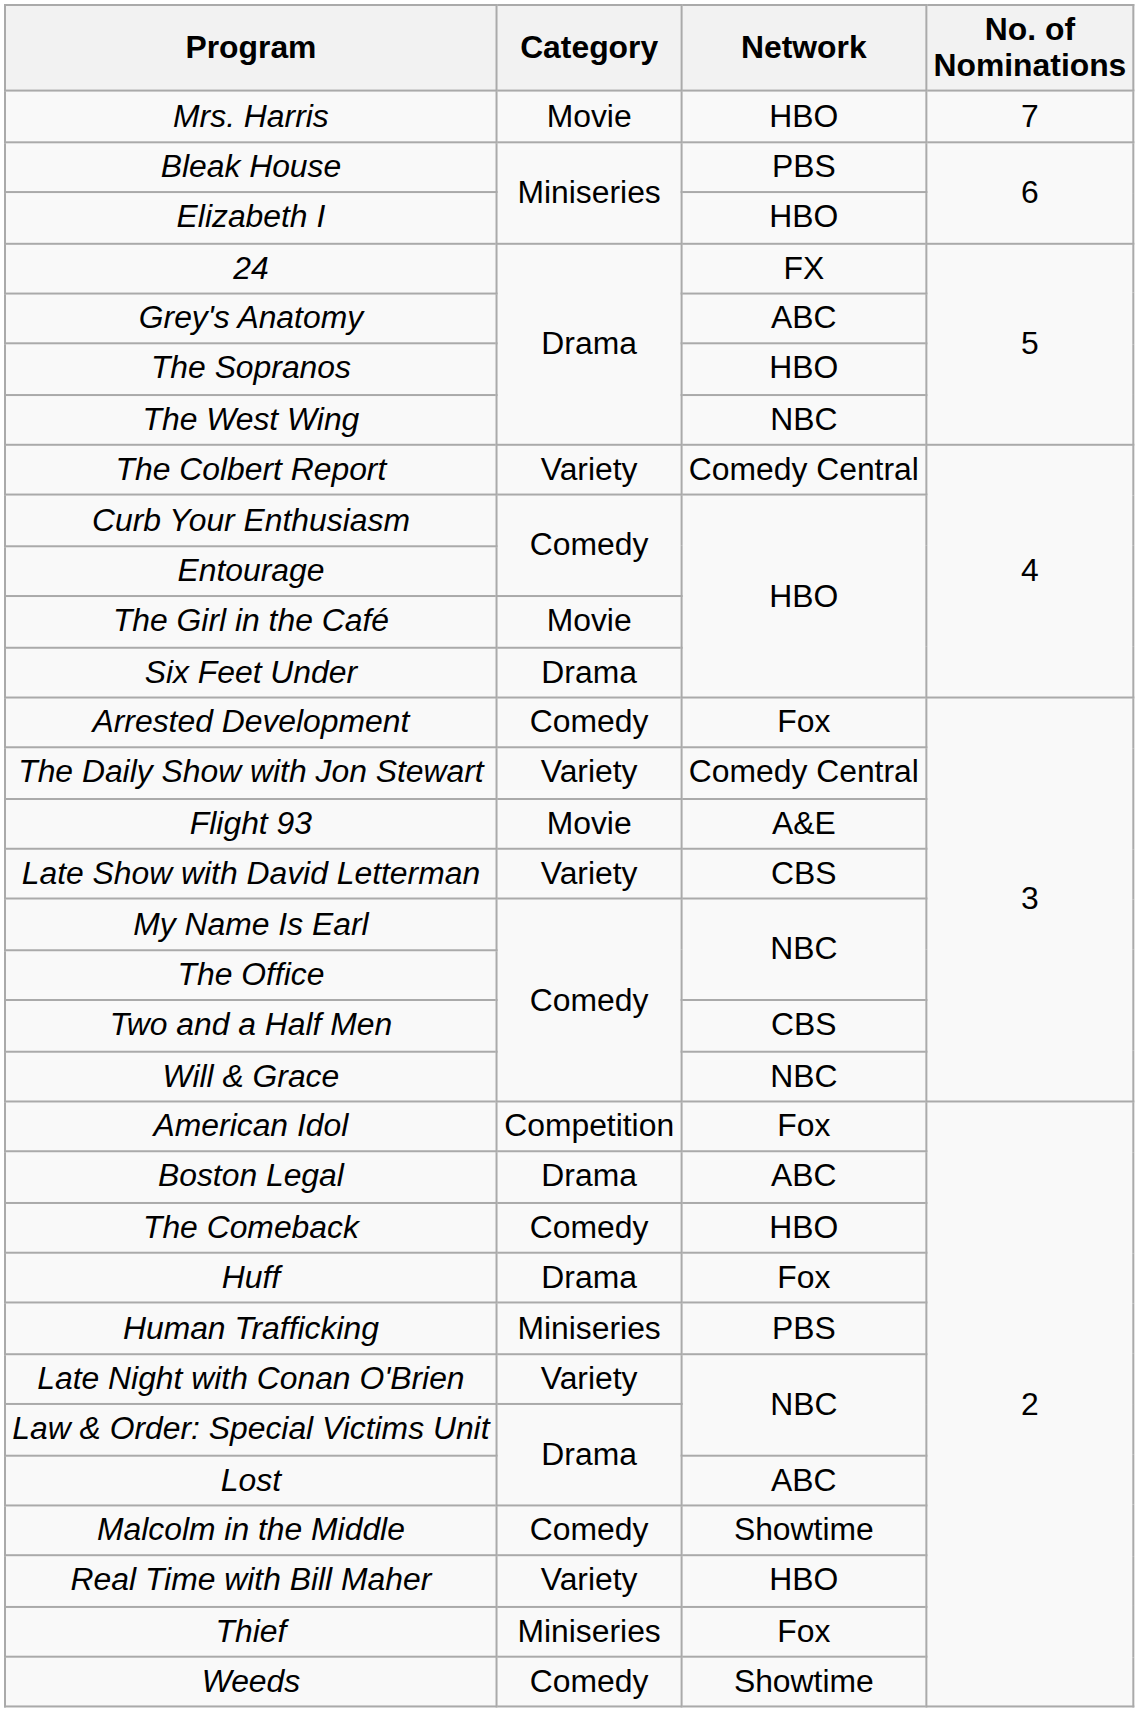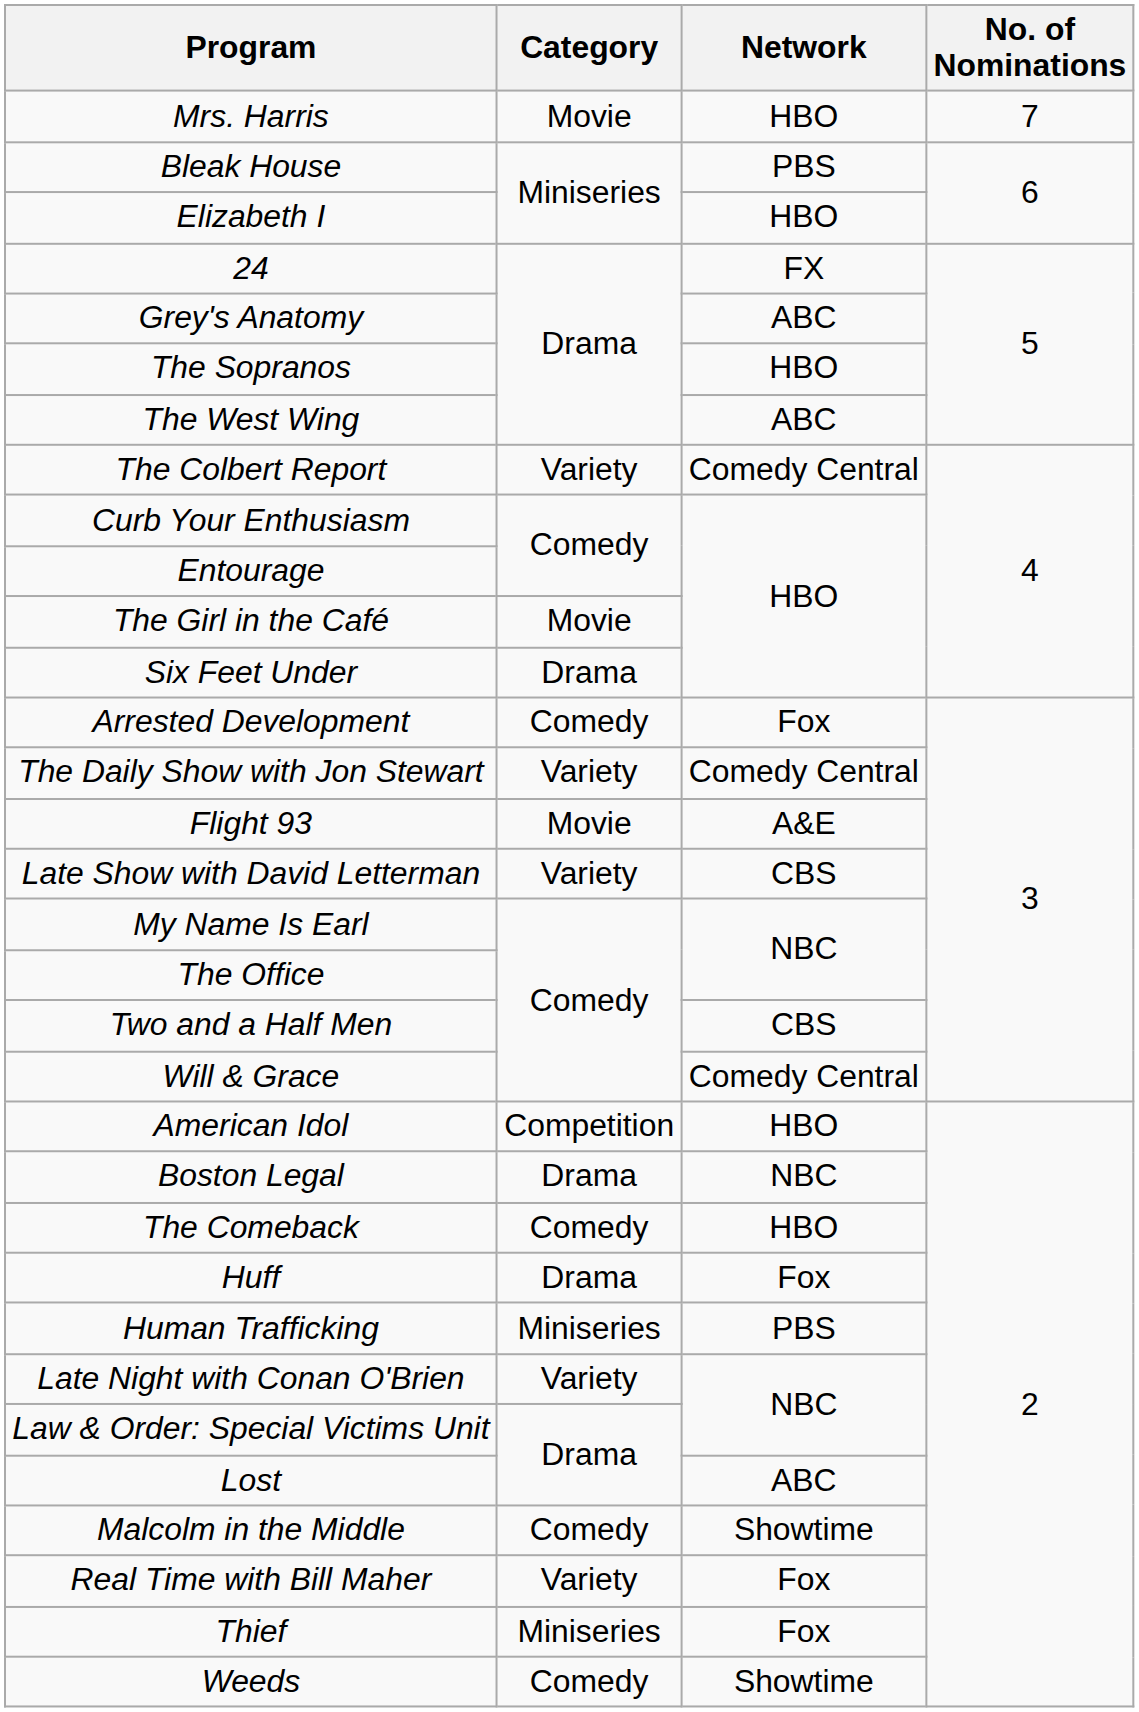(804, 419) NBC -> (804, 419) ABC
(804, 1075) NBC -> (804, 1075) Comedy Central
(804, 1125) Fox -> (804, 1125) HBO
(804, 1176) ABC -> (804, 1176) NBC
(804, 1580) HBO -> (804, 1580) Fox
